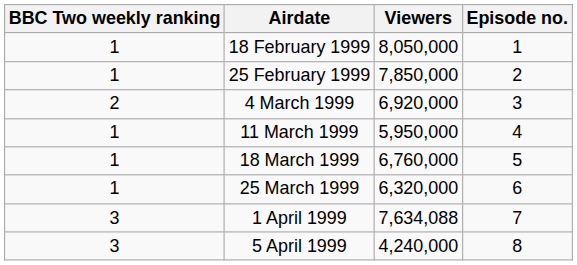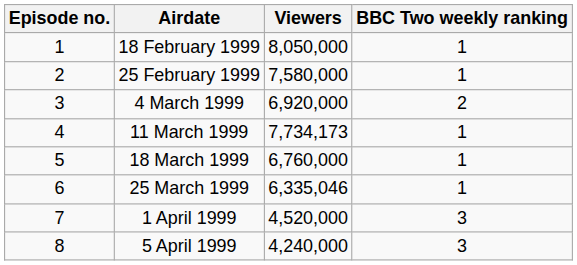columns swapped: (517, 18) <-> (115, 18)
(418, 75) 7,850,000 -> (308, 75) 7,580,000
(418, 132) 5,950,000 -> (308, 132) 7,734,173
(418, 189) 6,320,000 -> (308, 189) 6,335,046
(418, 217) 7,634,088 -> (308, 217) 4,520,000
